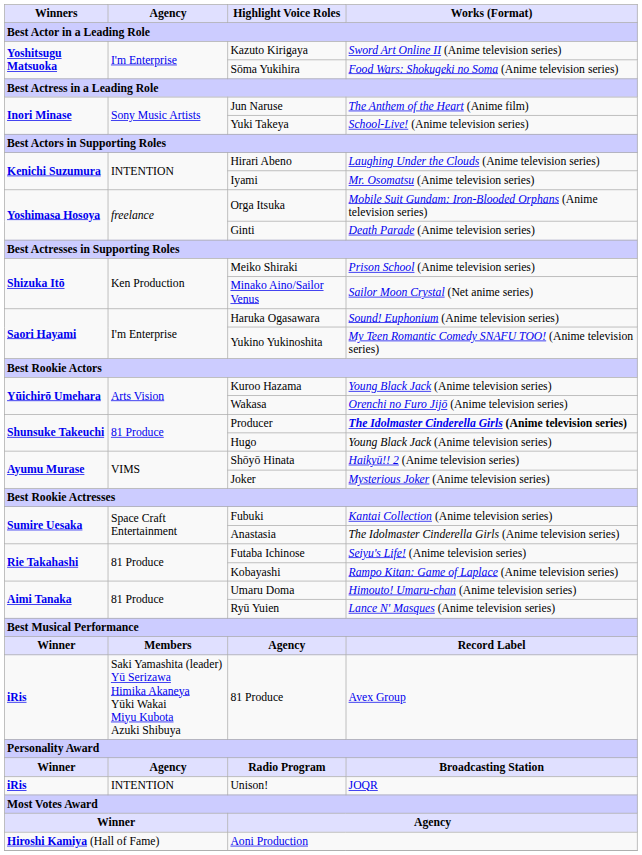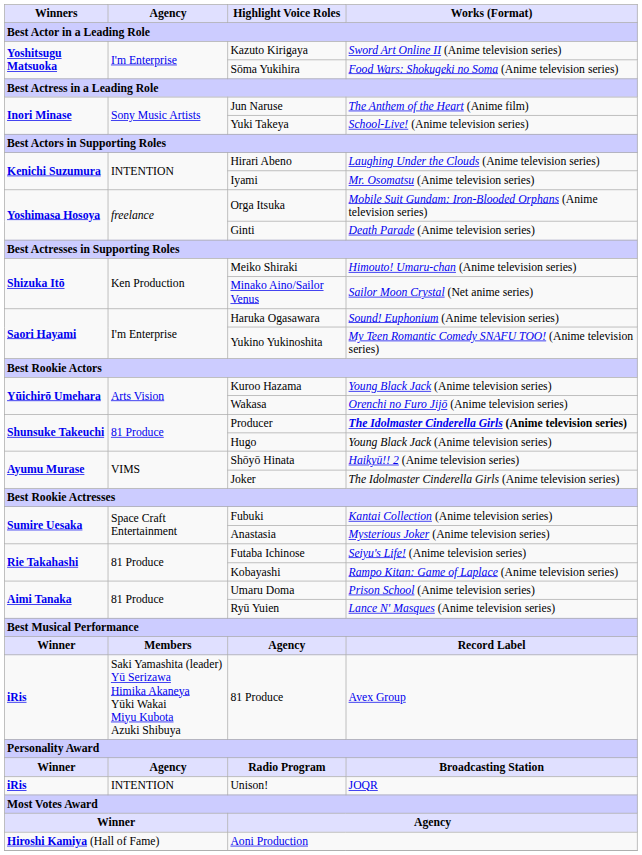(442, 267) Prison School (Anime television series) -> (462, 267) Himouto! Umaru-chan (Anime television series)
(449, 479) Mysterious Joker (Anime television series) -> (484, 479) The Idolmaster Cinderella Girls (Anime television series)
(484, 534) The Idolmaster Cinderella Girls (Anime television series) -> (449, 534) Mysterious Joker (Anime television series)
(462, 590) Himouto! Umaru-chan (Anime television series) -> (442, 590) Prison School (Anime television series)
